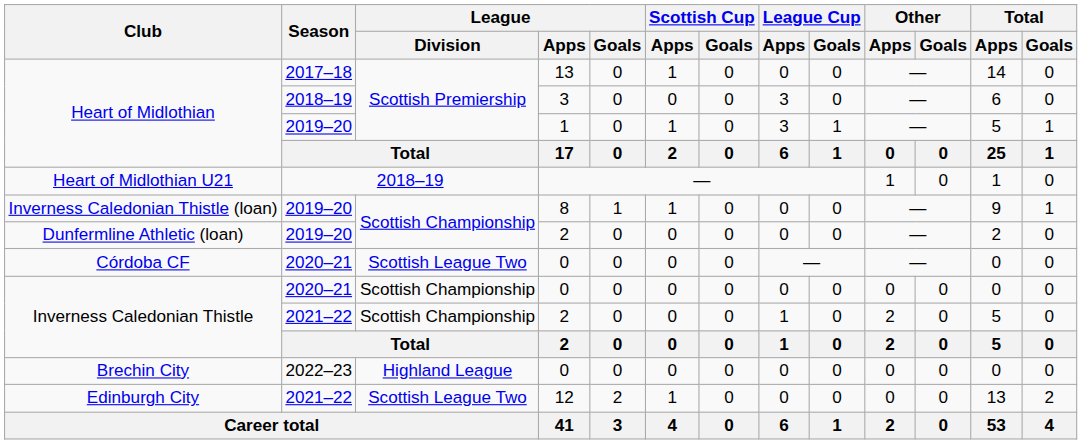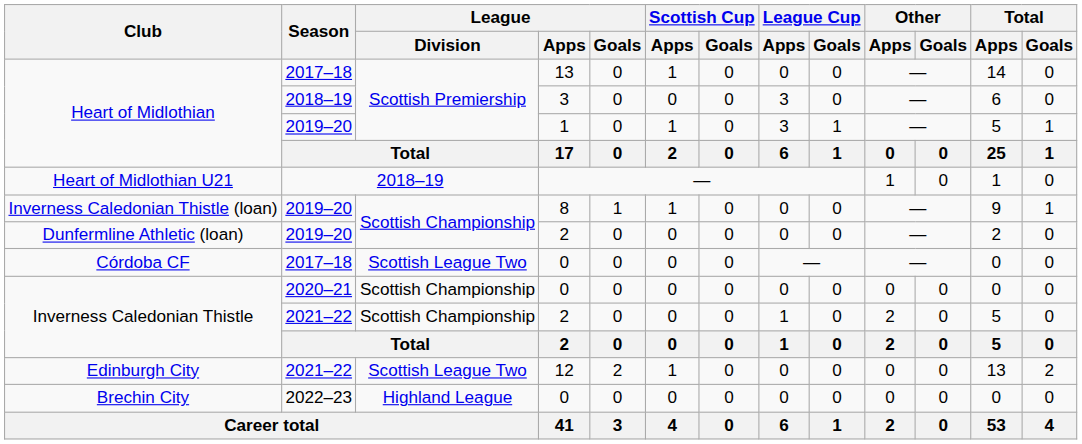(319, 262) 2020–21 -> (319, 262) 2017–18
rows swapped: (143, 398) <-> (143, 371)
